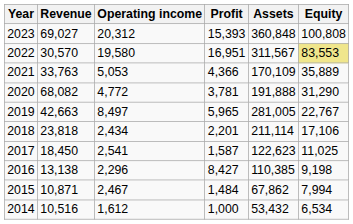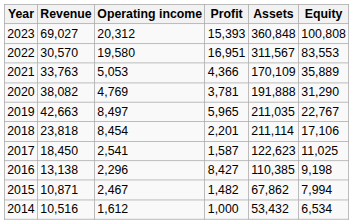(320, 53) khaki background -> (320, 53) no background
(59, 92) 68,082 -> (59, 92) 38,082
(113, 92) 4,772 -> (113, 92) 4,769
(273, 111) 281,005 -> (273, 111) 211,035
(113, 131) 2,434 -> (113, 131) 8,454
(223, 190) 1,484 -> (223, 190) 1,482
